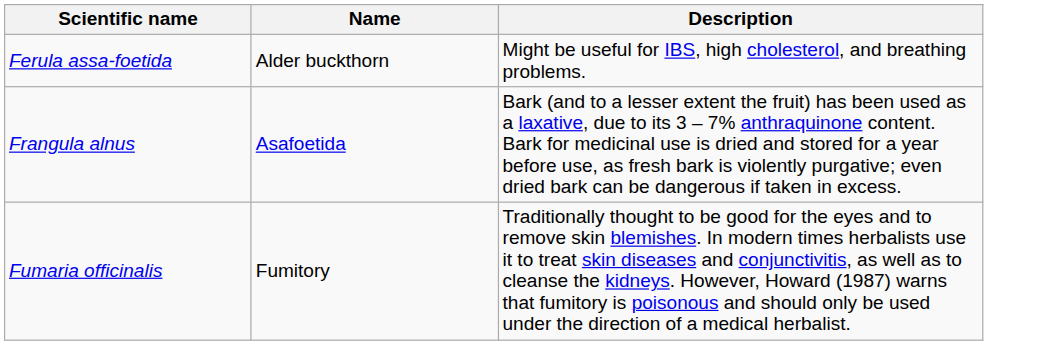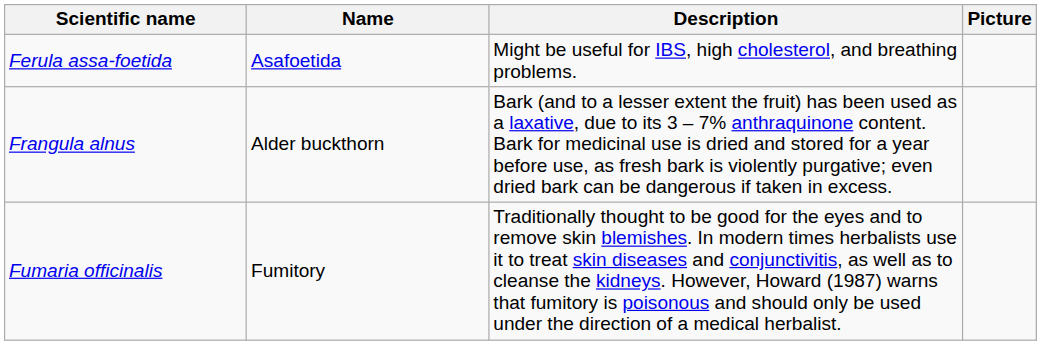+ column: (1000, 19)
(322, 60) Alder buckthorn -> (296, 60) Asafoetida
(301, 144) Asafoetida -> (318, 144) Alder buckthorn
